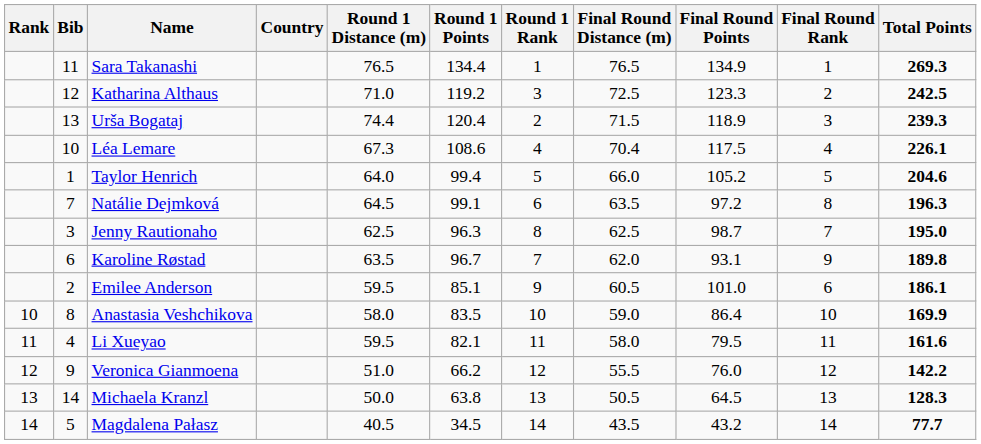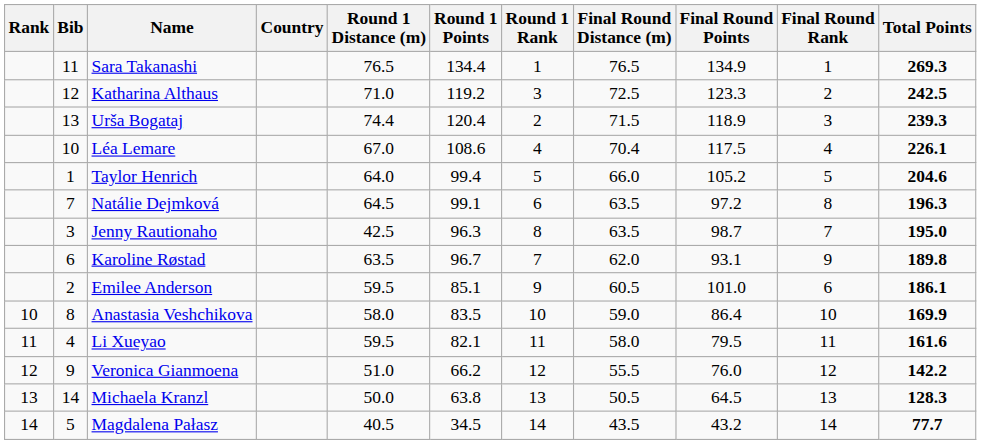(379, 148) 67.3 -> (379, 148) 67.0
(379, 231) 62.5 -> (379, 231) 42.5
(624, 231) 62.5 -> (624, 231) 63.5
